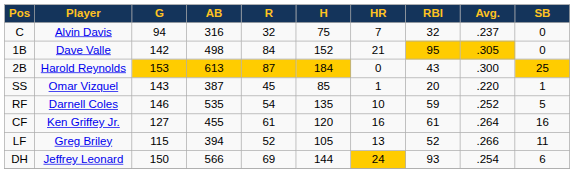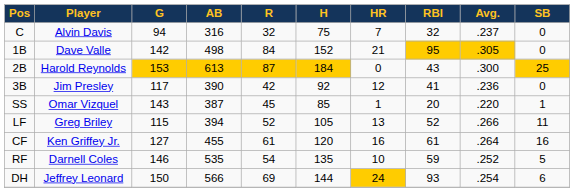+ row: (20, 86)
rows swapped: (20, 141) <-> (20, 104)
